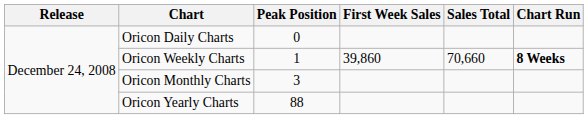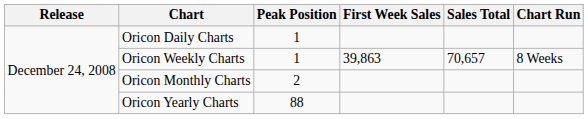(297, 37) 0 -> (297, 37) 1
(362, 59) 39,860 -> (362, 59) 39,863
(466, 59) 70,660 -> (466, 59) 70,657
(541, 59) bold -> (540, 59) normal
(297, 80) 3 -> (297, 80) 2
